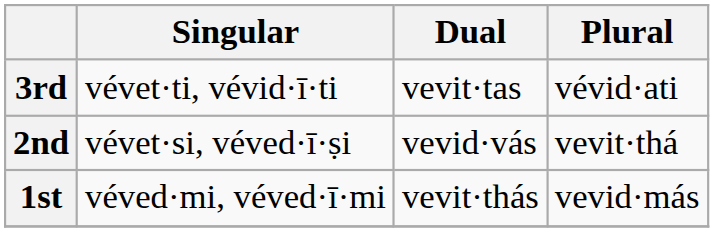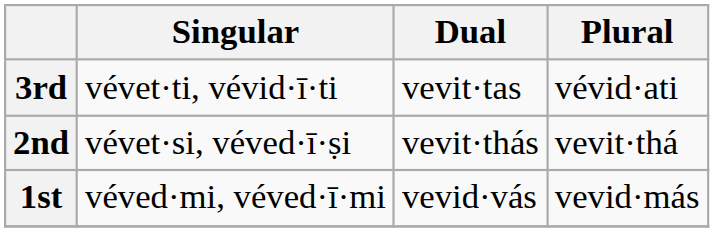(469, 142) vevid·vás -> (470, 142) vevit·thás
(470, 197) vevit·thás -> (469, 197) vevid·vás
